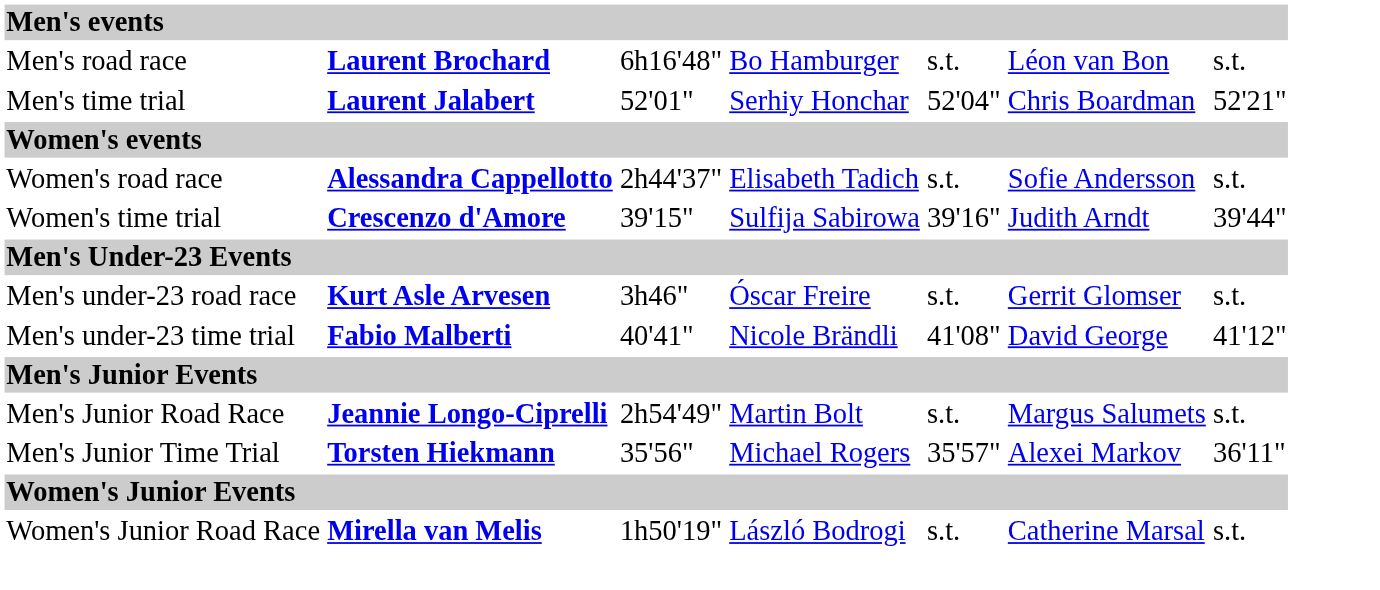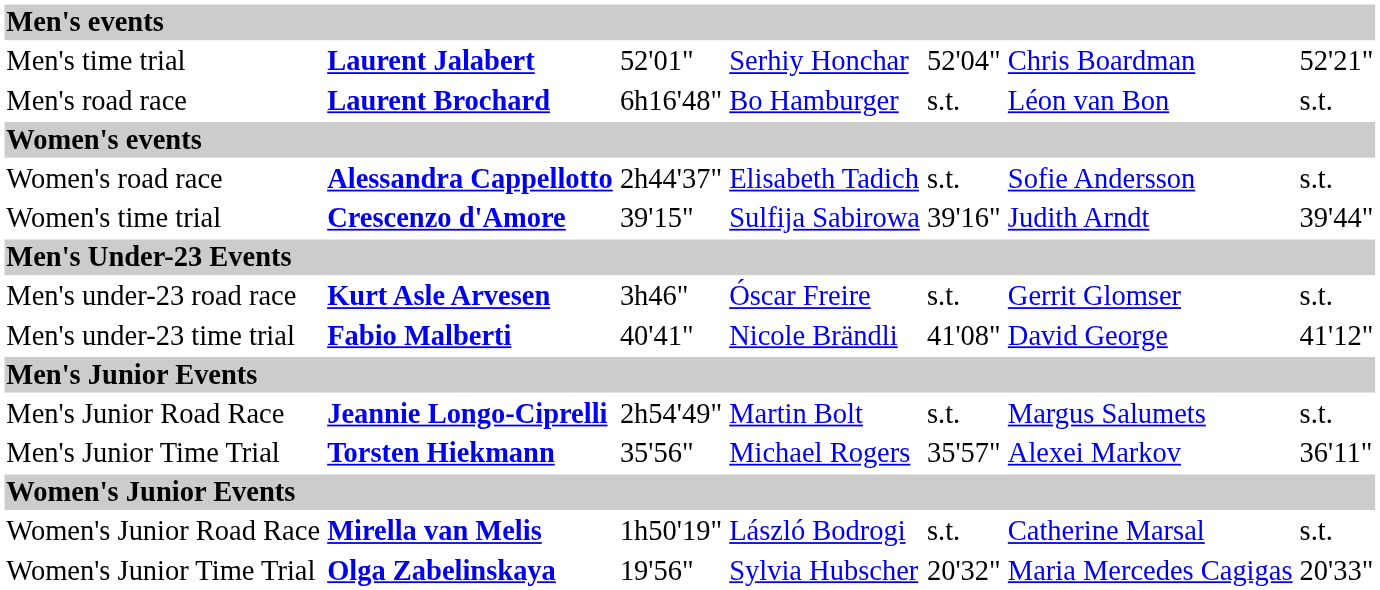rows swapped: (97, 61) <-> (96, 100)
+ row: (161, 570)
